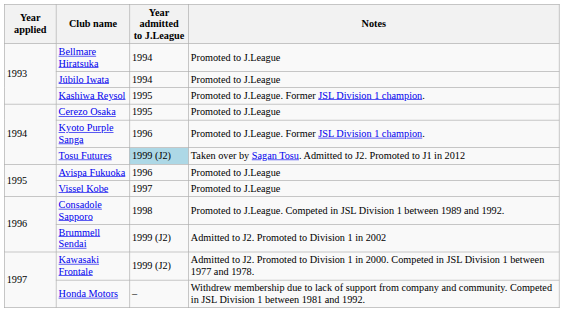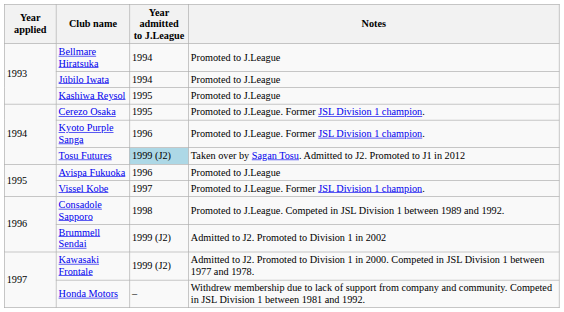(308, 95) Promoted to J.League. Former JSL Division 1 champion. -> (236, 95) Promoted to J.League
(236, 112) Promoted to J.League -> (308, 112) Promoted to J.League. Former JSL Division 1 champion.
(236, 188) Promoted to J.League -> (308, 188) Promoted to J.League. Former JSL Division 1 champion.
